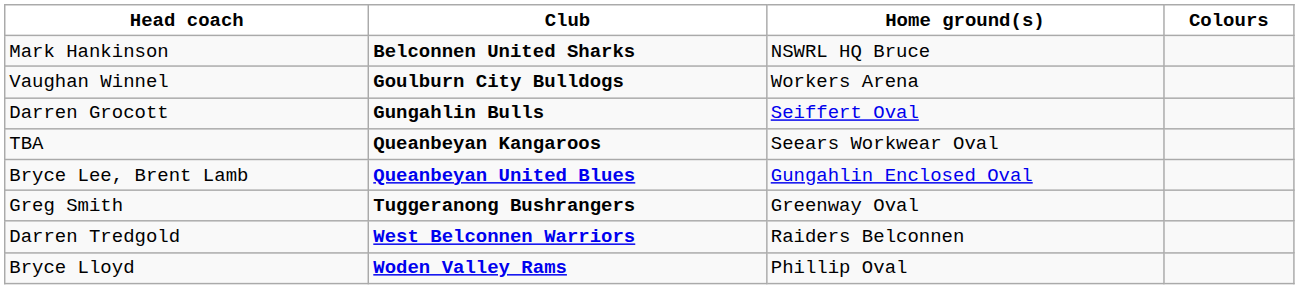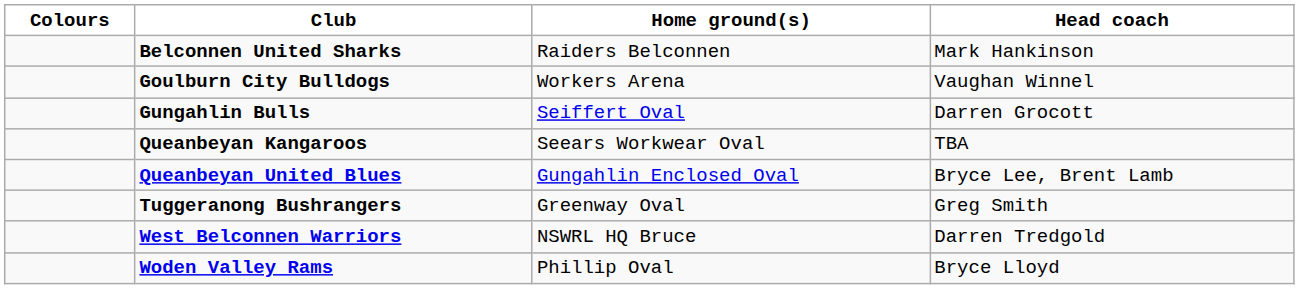columns swapped: (1229, 20) <-> (187, 20)
(850, 51) NSWRL HQ Bruce -> (634, 51) Raiders Belconnen
(868, 237) Raiders Belconnen -> (617, 237) NSWRL HQ Bruce
